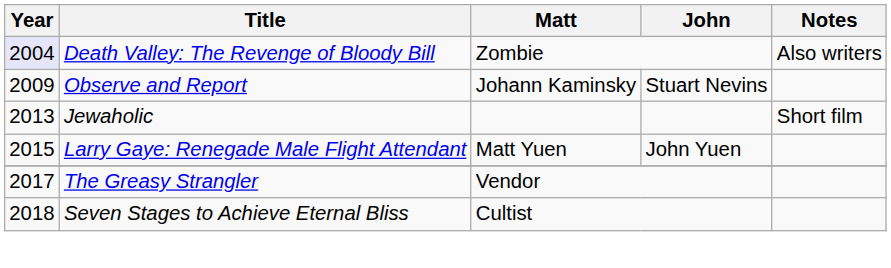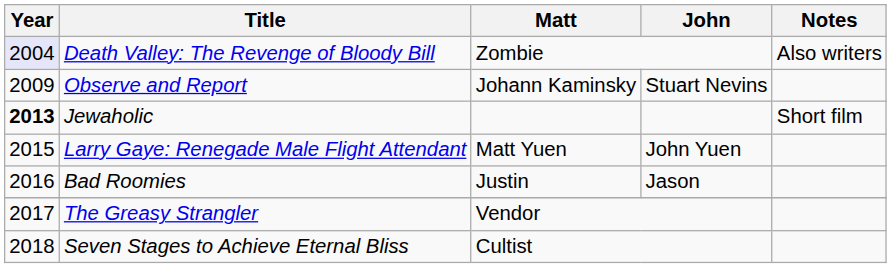(32, 117) normal -> (32, 117) bold
+ row: (125, 181)
